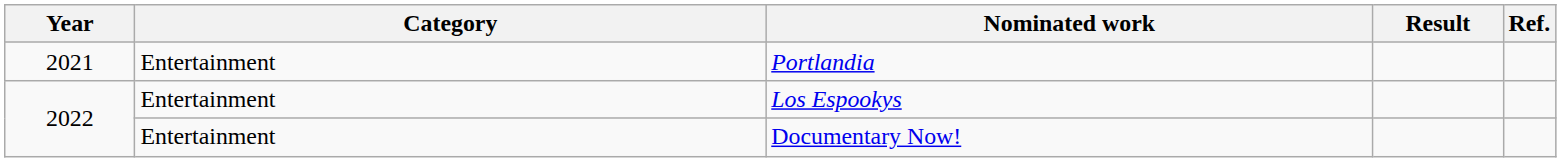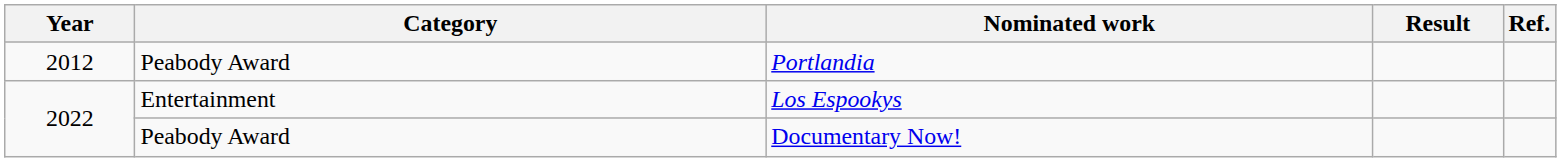(70, 61) 2021 -> (70, 61) 2012
(208, 61) Entertainment -> (215, 61) Peabody Award
(208, 136) Entertainment -> (215, 136) Peabody Award
